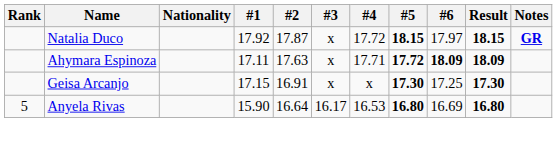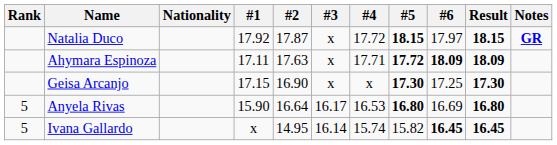(292, 83) 16.91 -> (292, 83) 16.90
+ row: (90, 128)
